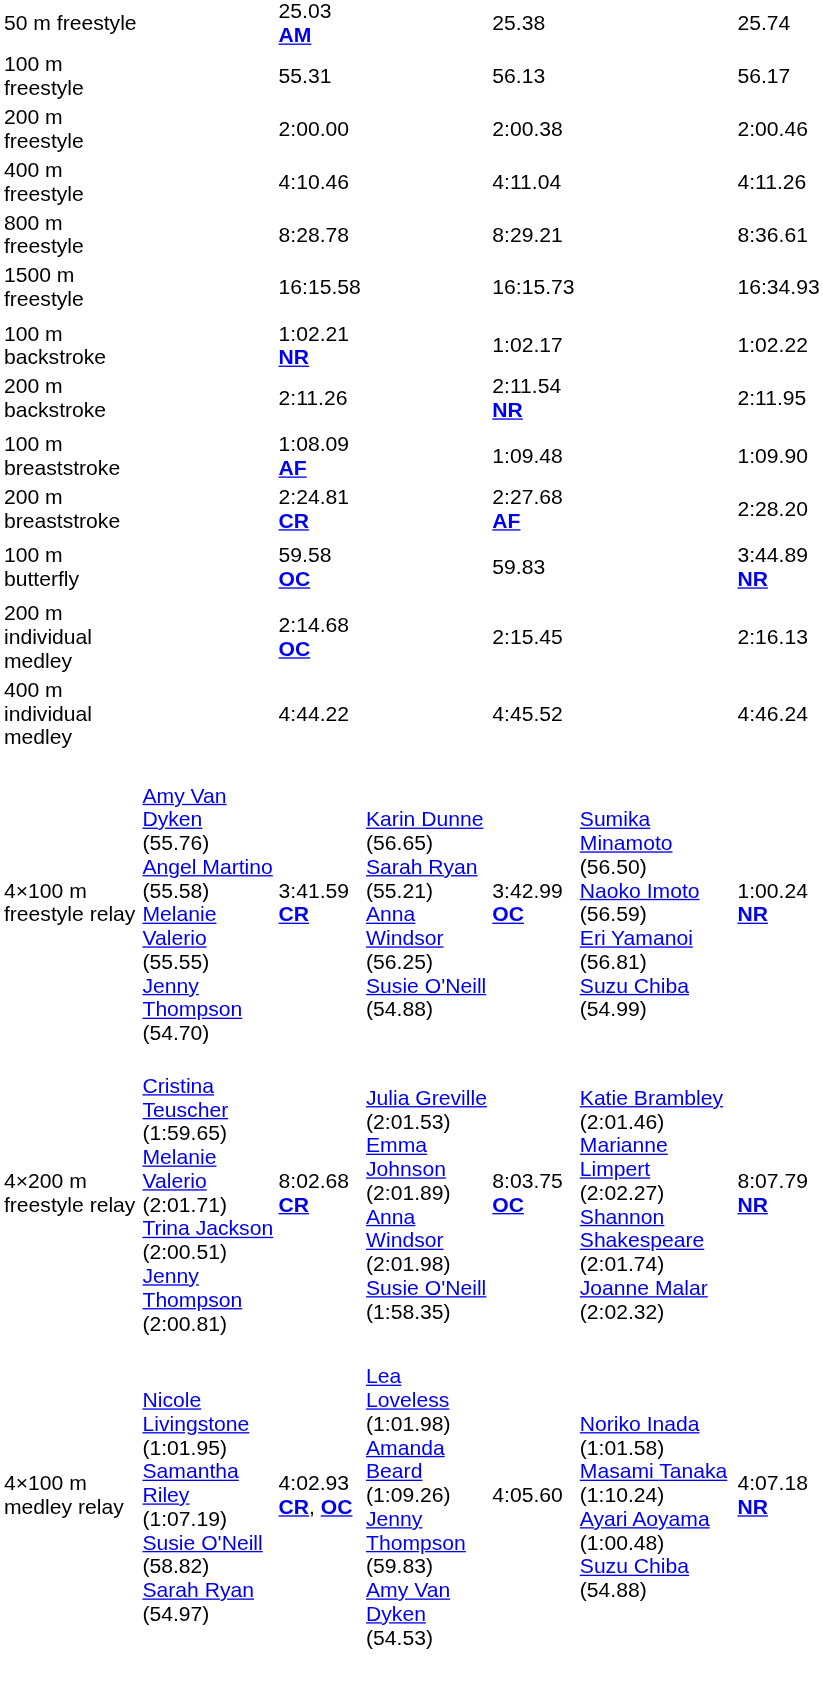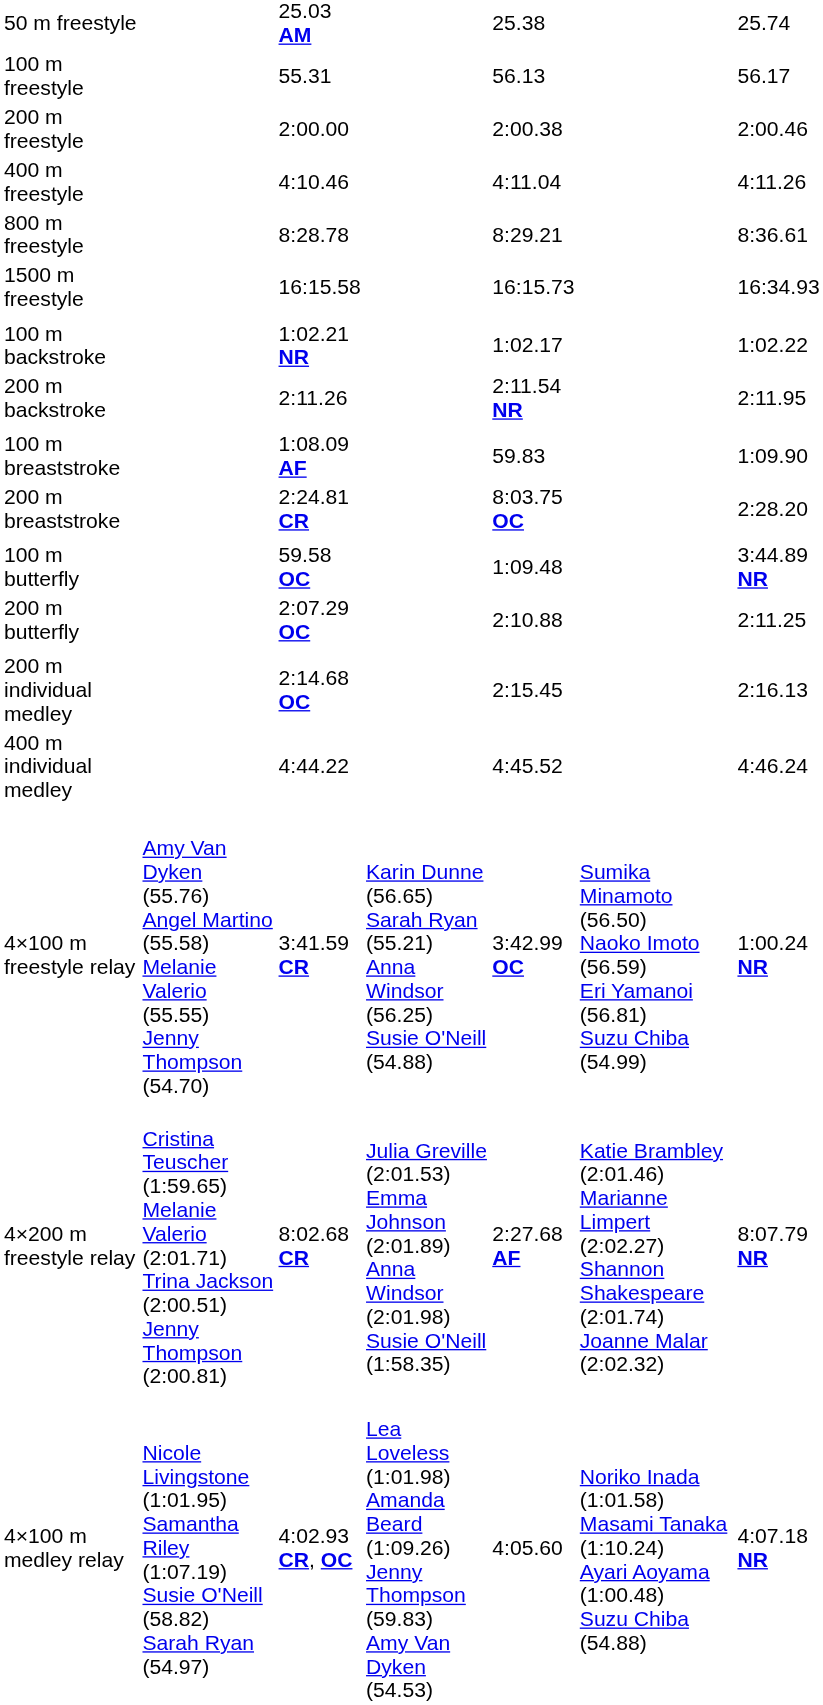(528, 456) 1:09.48 -> (519, 456) 59.83
(528, 509) 2:27.68 AF -> (528, 509) 8:03.75 OC
(519, 567) 59.83 -> (528, 567) 1:09.48
+ row: (42, 620)
(528, 1193) 8:03.75 OC -> (528, 1245) 2:27.68 AF
